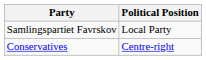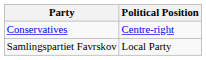rows swapped: (37, 47) <-> (62, 30)
